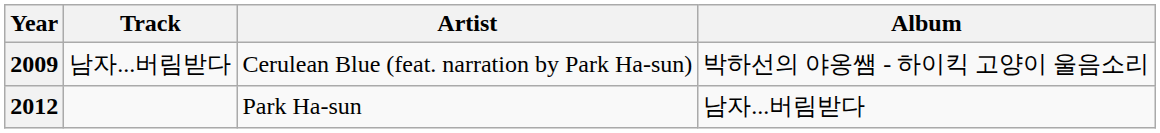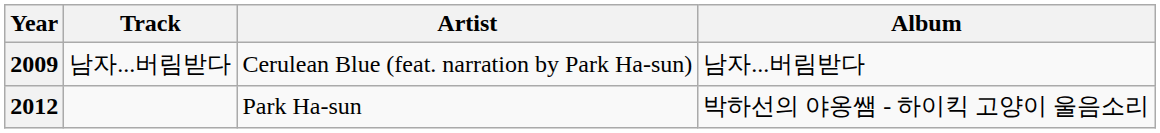(926, 63) 박하선의 야옹쌤 - 하이킥 고양이 울음소리 -> (784, 63) 남자...버림받다
(784, 105) 남자...버림받다 -> (926, 105) 박하선의 야옹쌤 - 하이킥 고양이 울음소리
